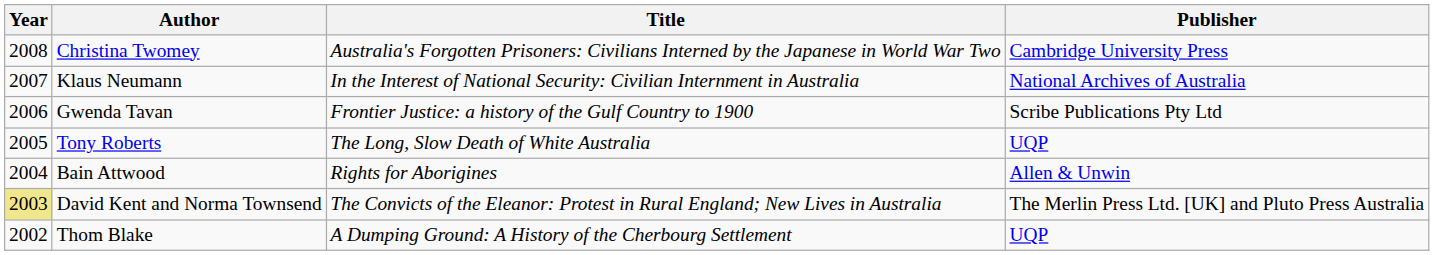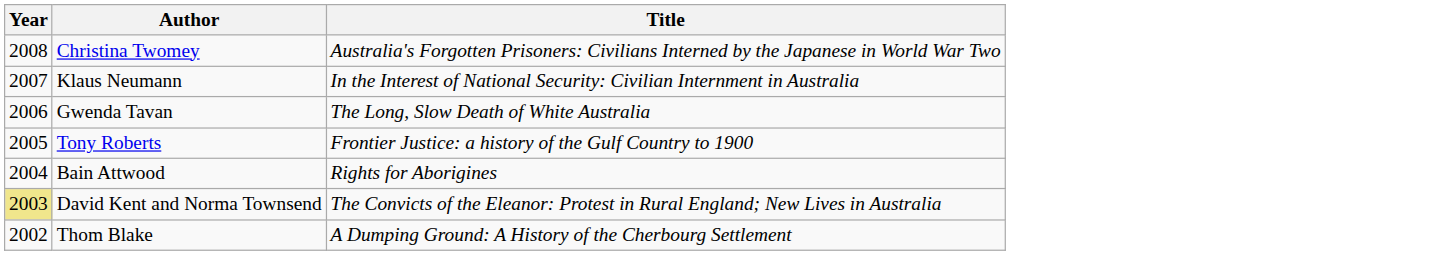- column: (1217, 19)
(542, 111) Frontier Justice: a history of the Gulf Country to 1900 -> (490, 111) The Long, Slow Death of White Australia
(490, 142) The Long, Slow Death of White Australia -> (542, 142) Frontier Justice: a history of the Gulf Country to 1900
